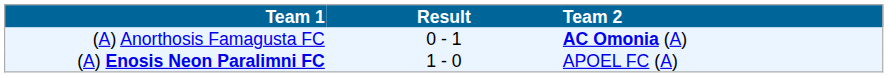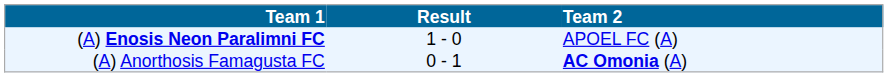rows swapped: (209, 38) <-> (201, 60)
